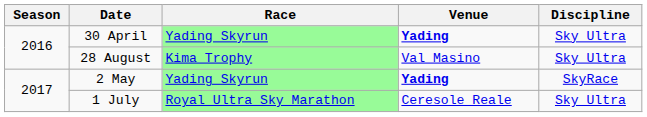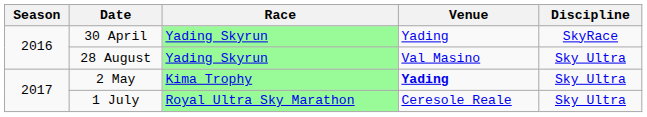(425, 37) bold -> (425, 37) normal
(590, 37) Sky Ultra -> (590, 37) SkyRace
(209, 58) Kima Trophy -> (217, 58) Yading Skyrun
(217, 79) Yading Skyrun -> (209, 79) Kima Trophy
(590, 79) SkyRace -> (590, 79) Sky Ultra
